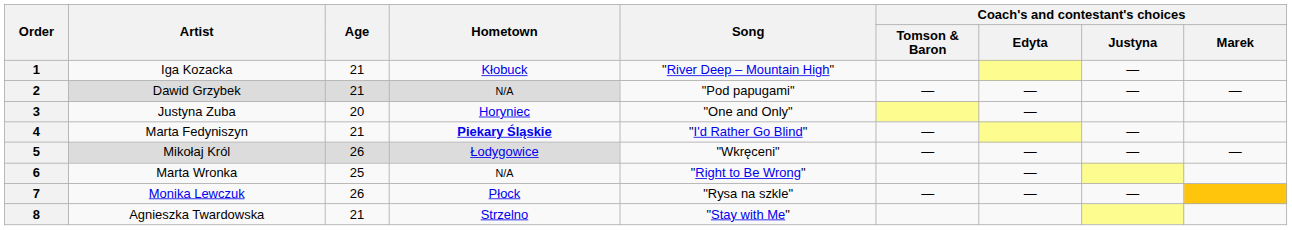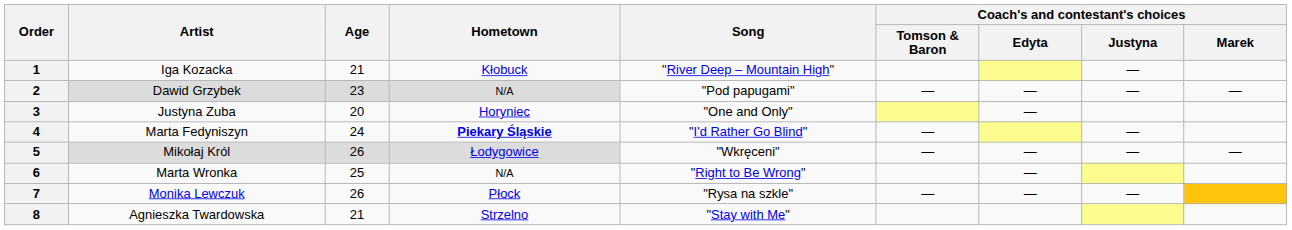(357, 91) 21 -> (357, 91) 23
(357, 132) 21 -> (357, 132) 24
